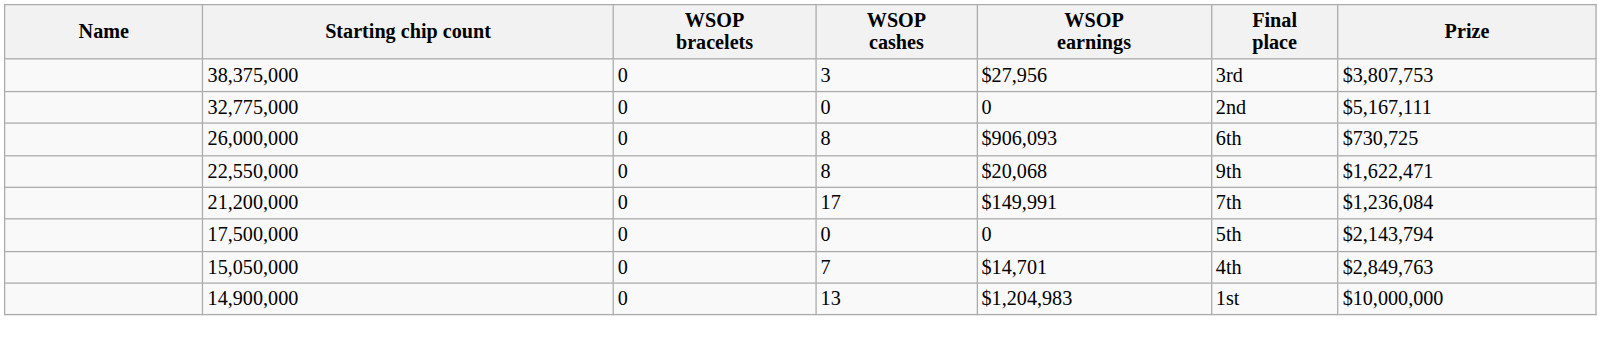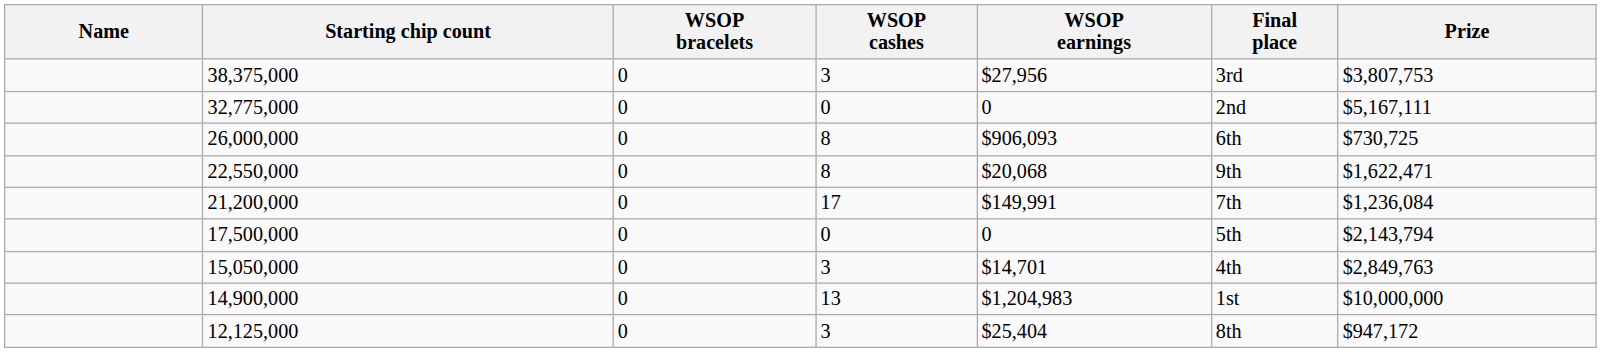(826, 266) 7 -> (826, 266) 3
+ row: (253, 330)
